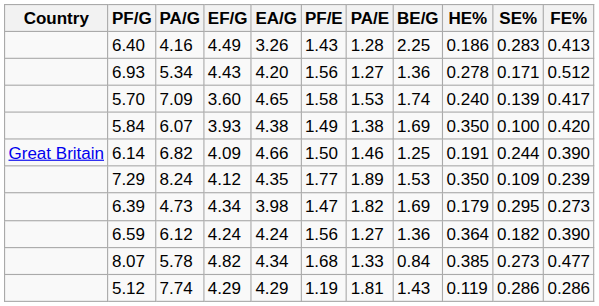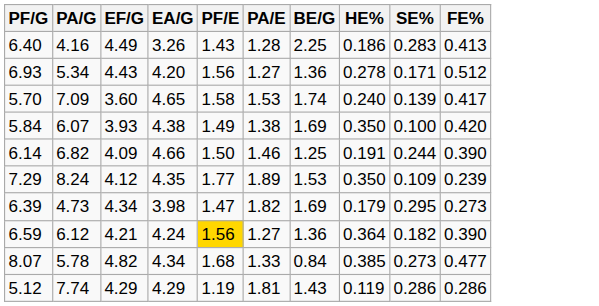- column: (56, 18)
(224, 234) 4.24 -> (121, 234) 4.21
(321, 234) no background -> (218, 234) gold background
